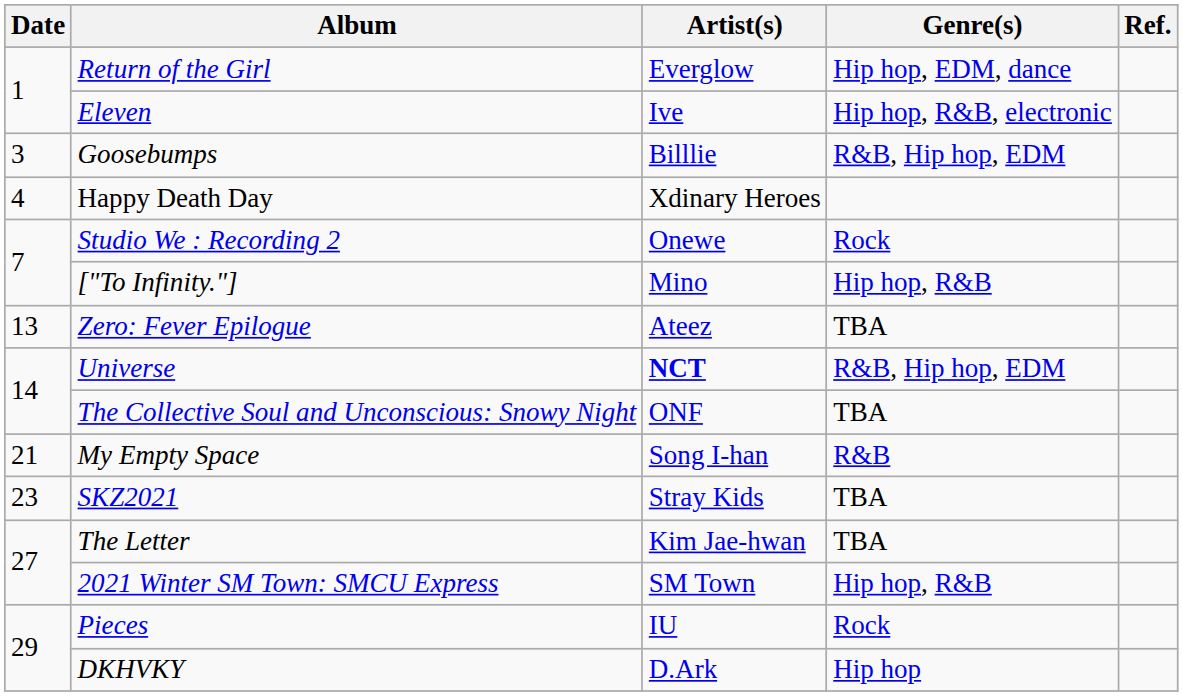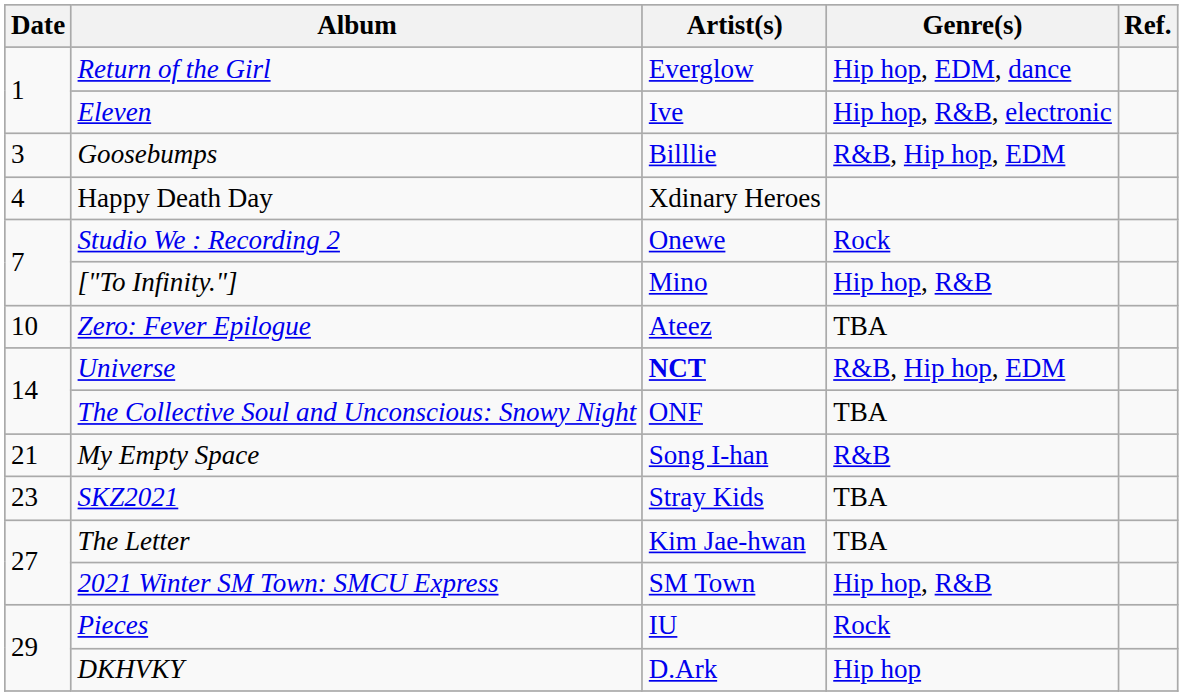(25, 326) 13 -> (25, 326) 10
